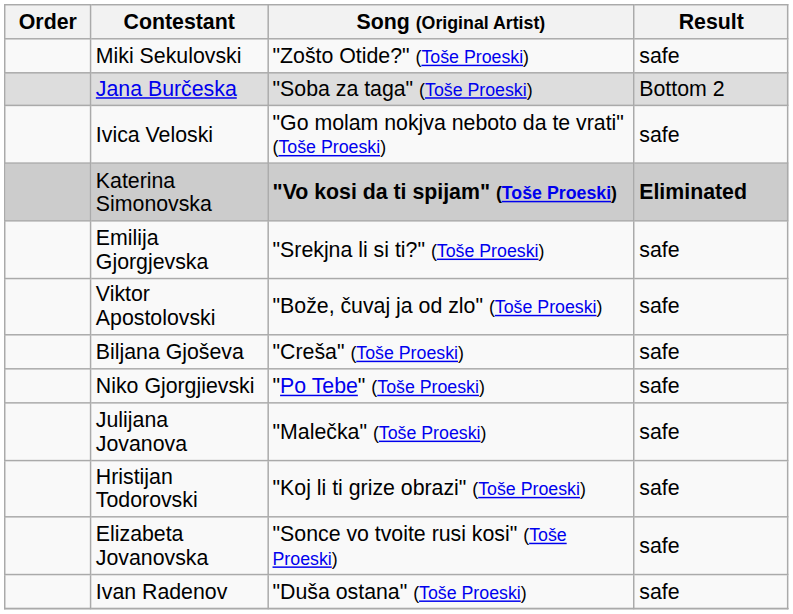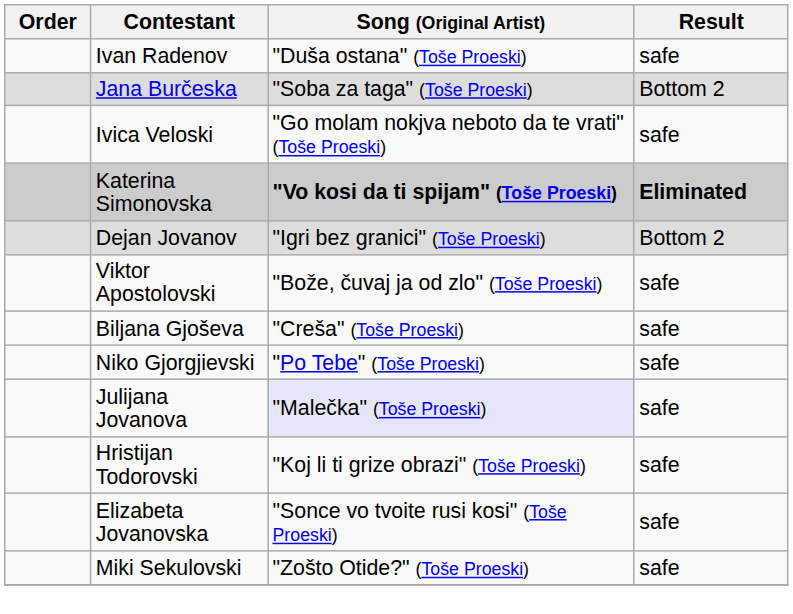rows swapped: (162, 592) <-> (169, 56)
+ row: (166, 238)
- row: (152, 250)
(379, 432) no background -> (379, 408) lavender background
